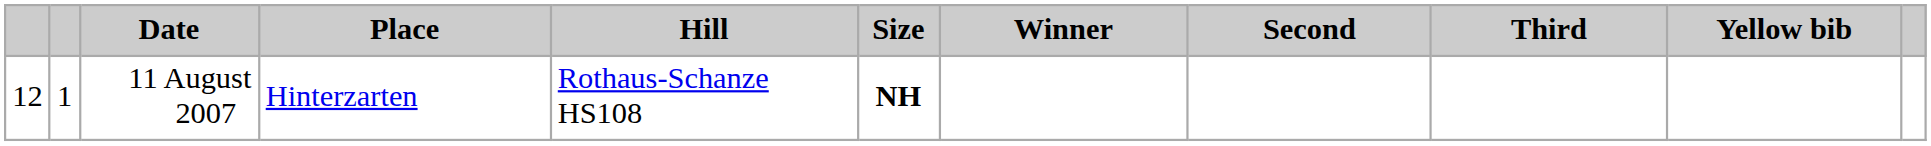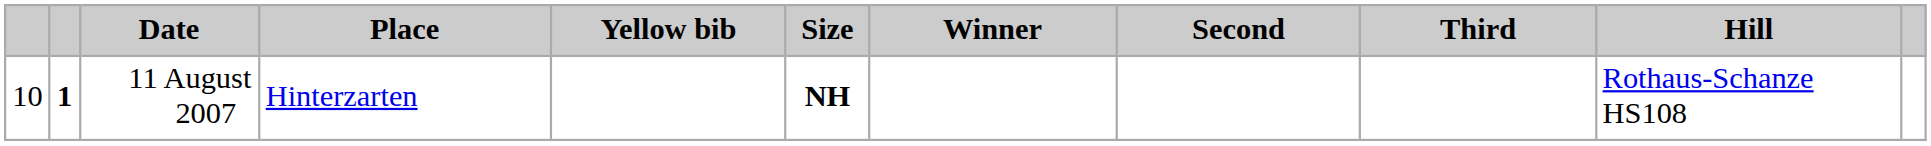columns swapped: (704, 29) <-> (1784, 29)
(27, 96) 12 -> (27, 96) 10
(65, 96) normal -> (65, 96) bold
